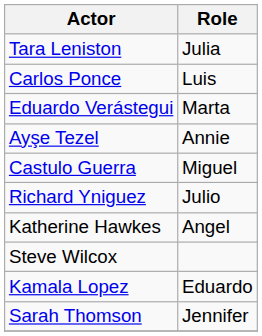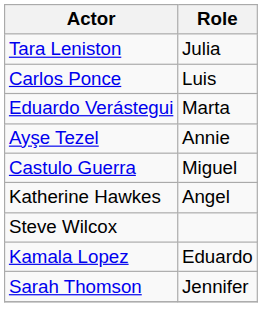- row: (77, 197)
